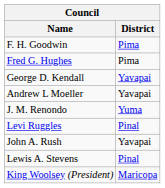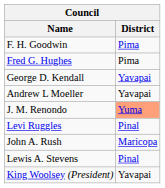(130, 110) no background -> (130, 110) lightsalmon background
(135, 142) Yavapai -> (138, 142) Maricopa
(138, 175) Maricopa -> (135, 175) Yavapai
